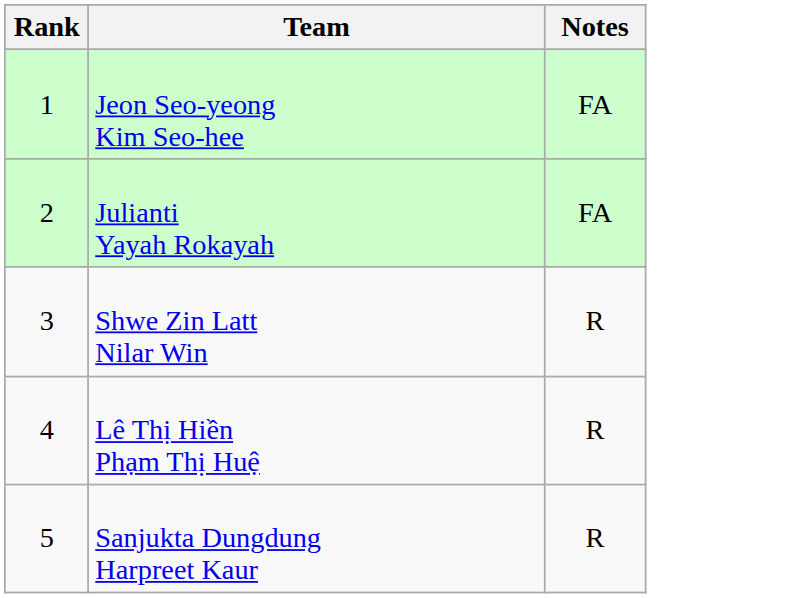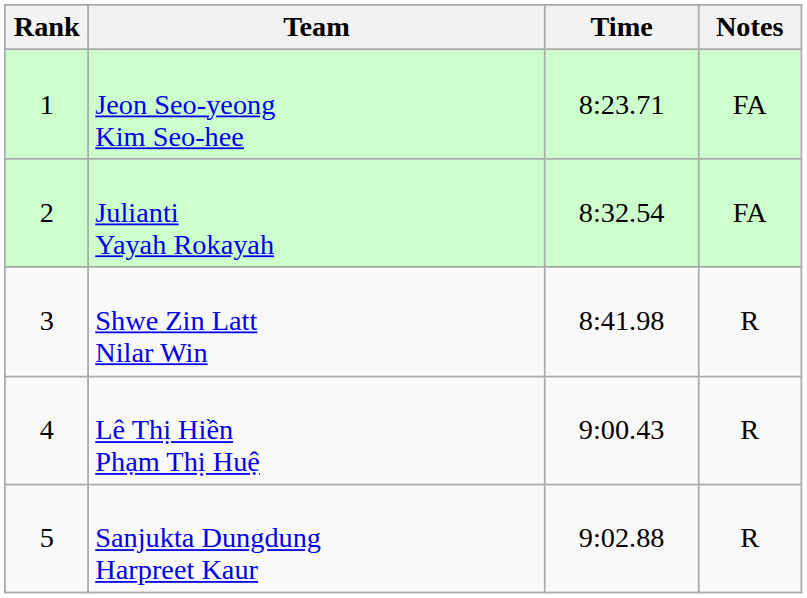+ column: (622, 26)
